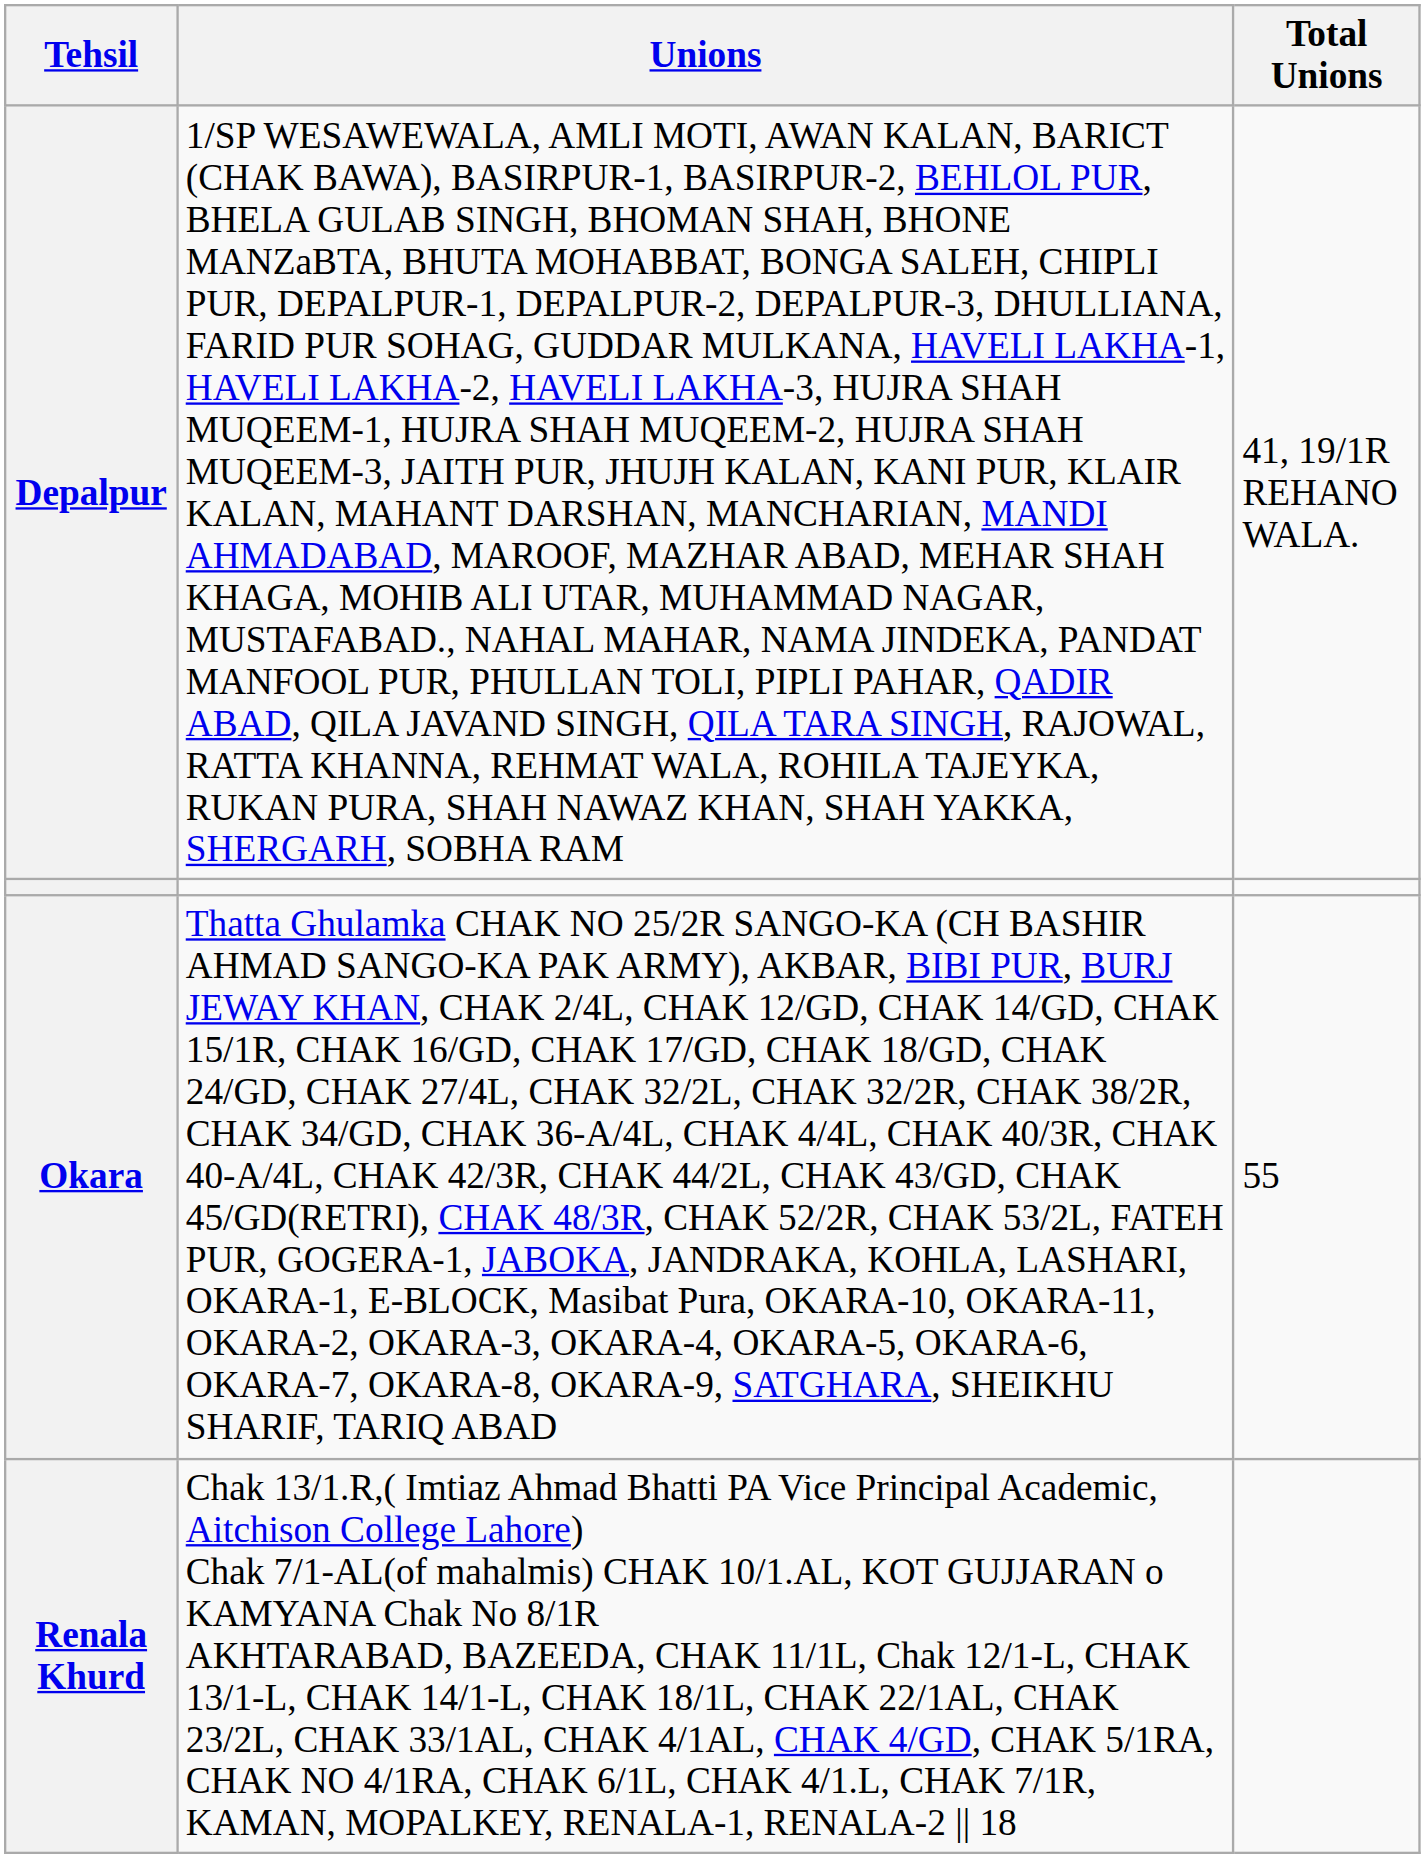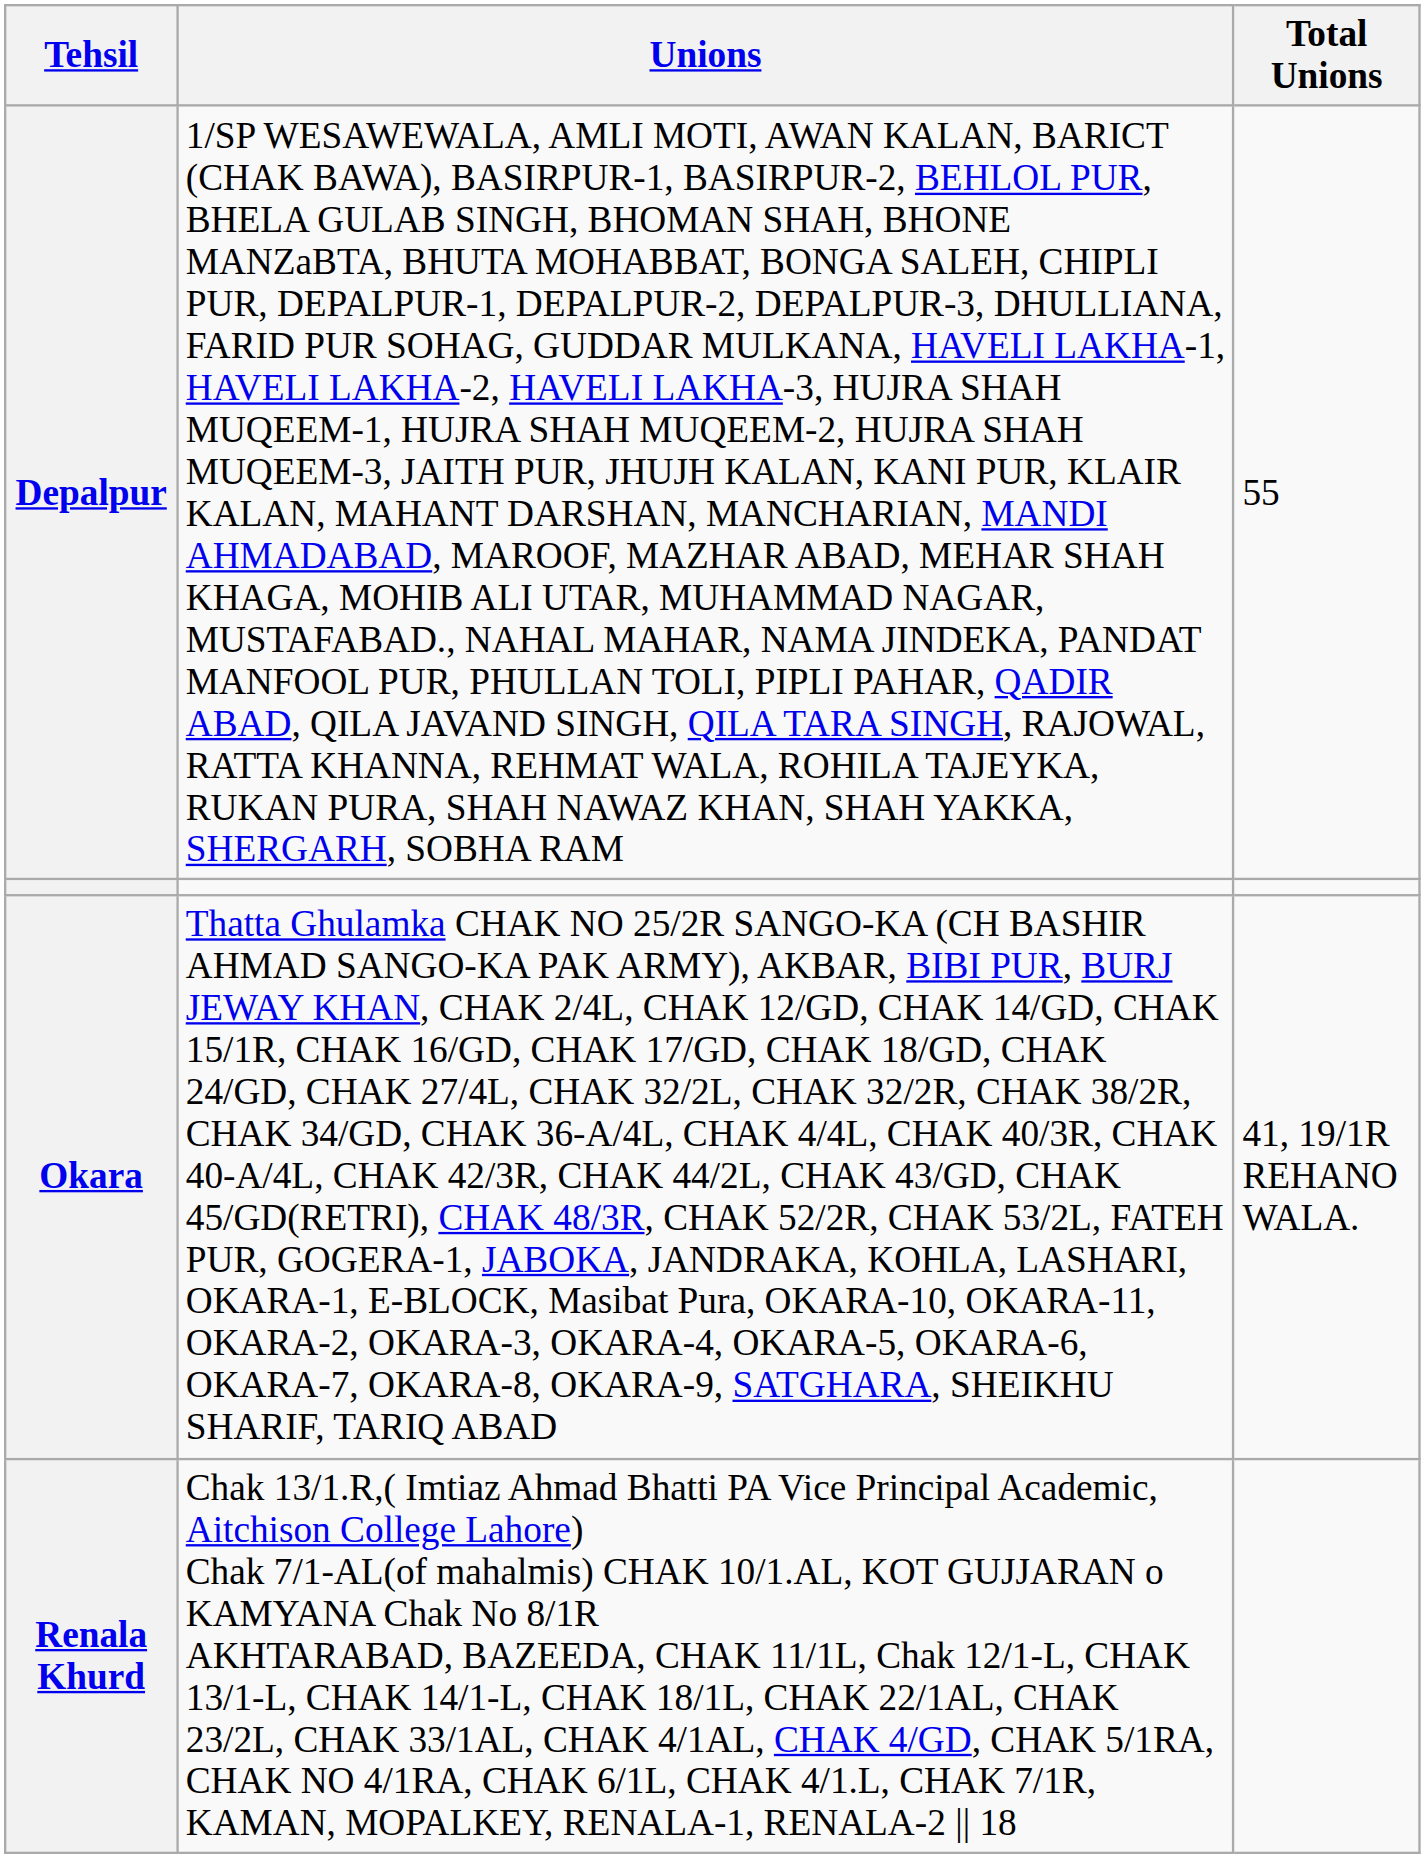(1320, 491) 41, 19/1R REHANO WALA. -> (1261, 491) 55
(1261, 1176) 55 -> (1320, 1176) 41, 19/1R REHANO WALA.
